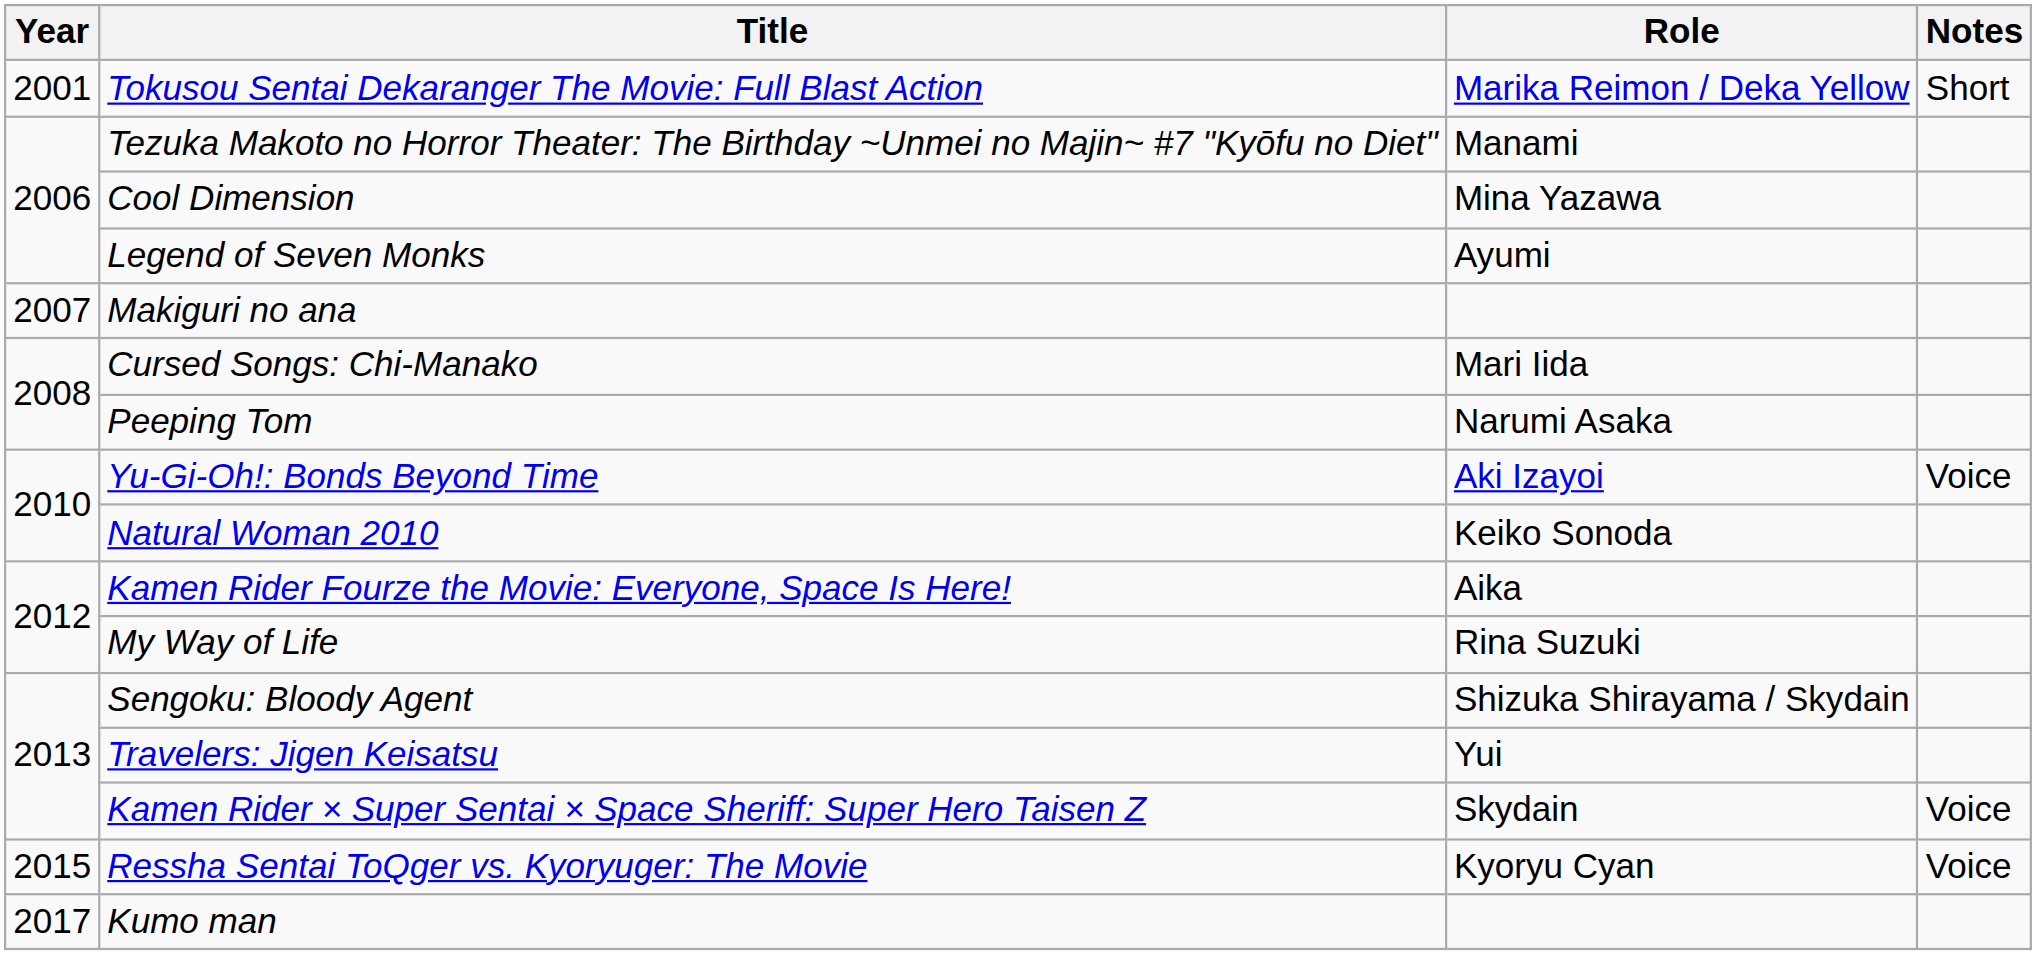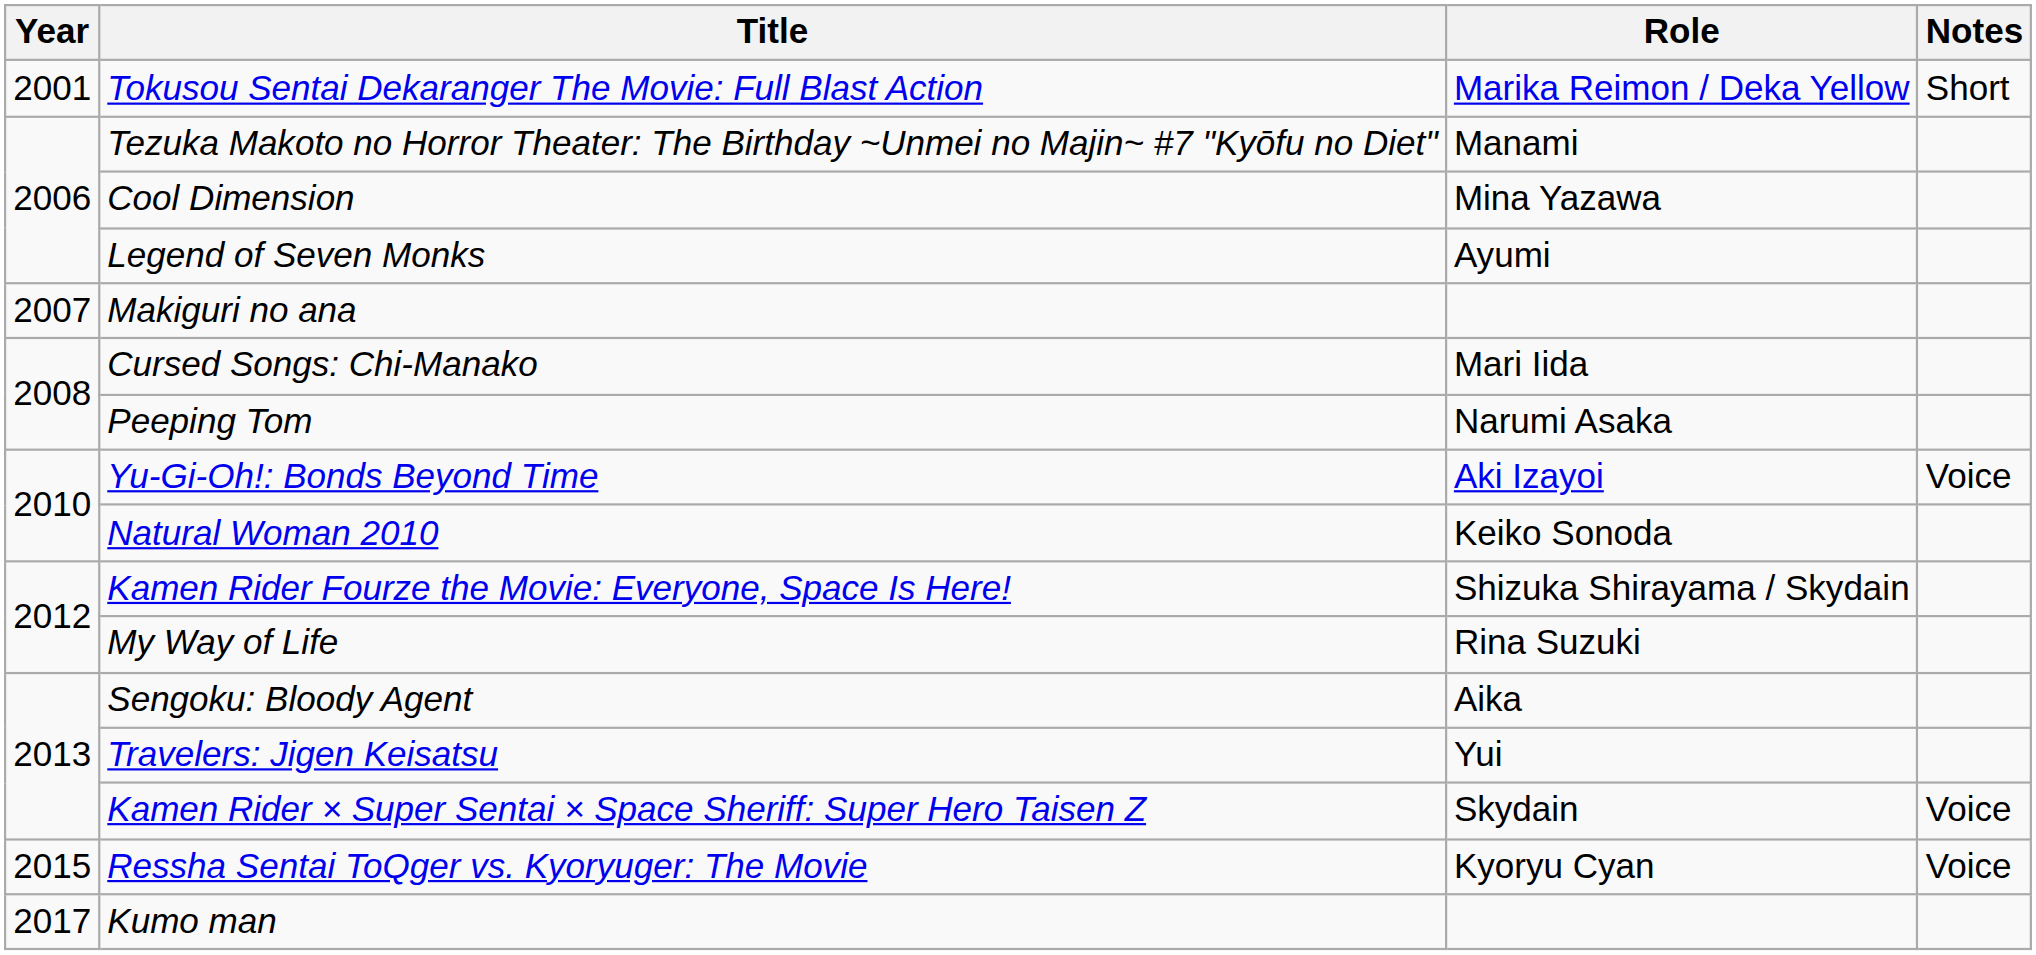(1488, 587) Aika -> (1682, 587) Shizuka Shirayama / Skydain
(1682, 699) Shizuka Shirayama / Skydain -> (1488, 699) Aika
